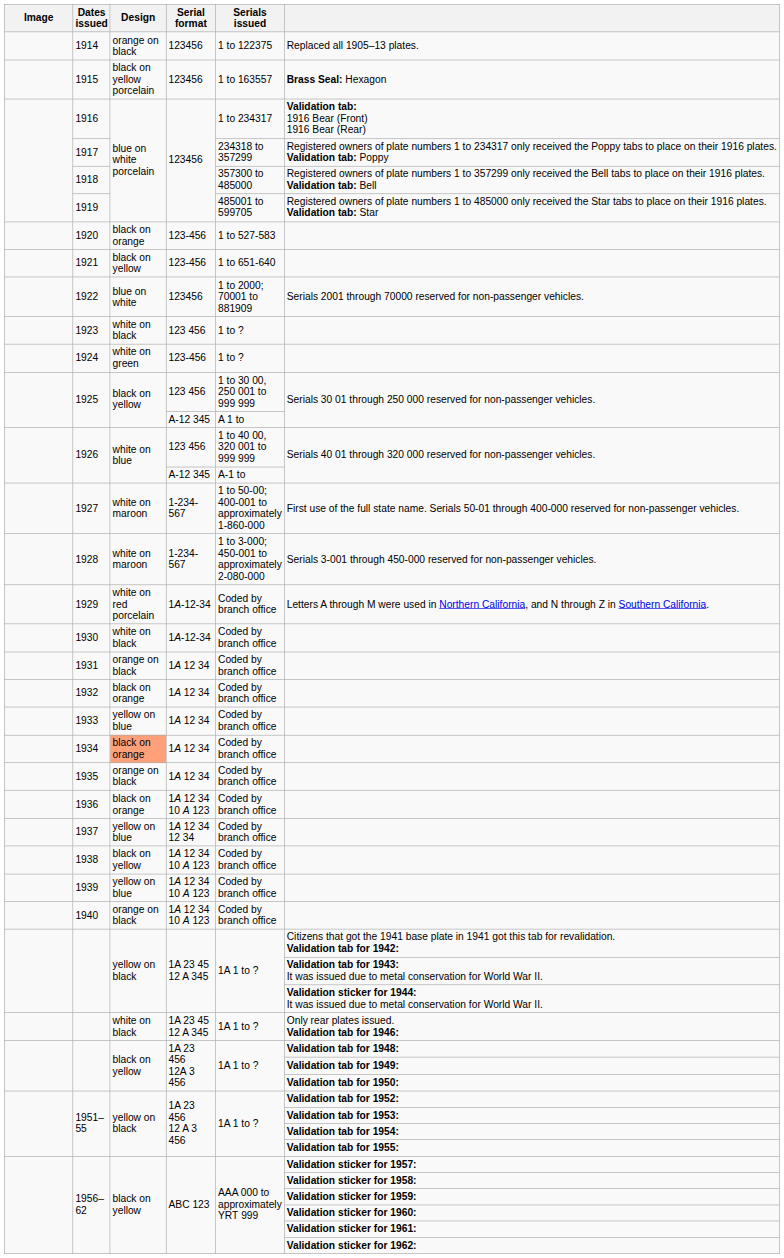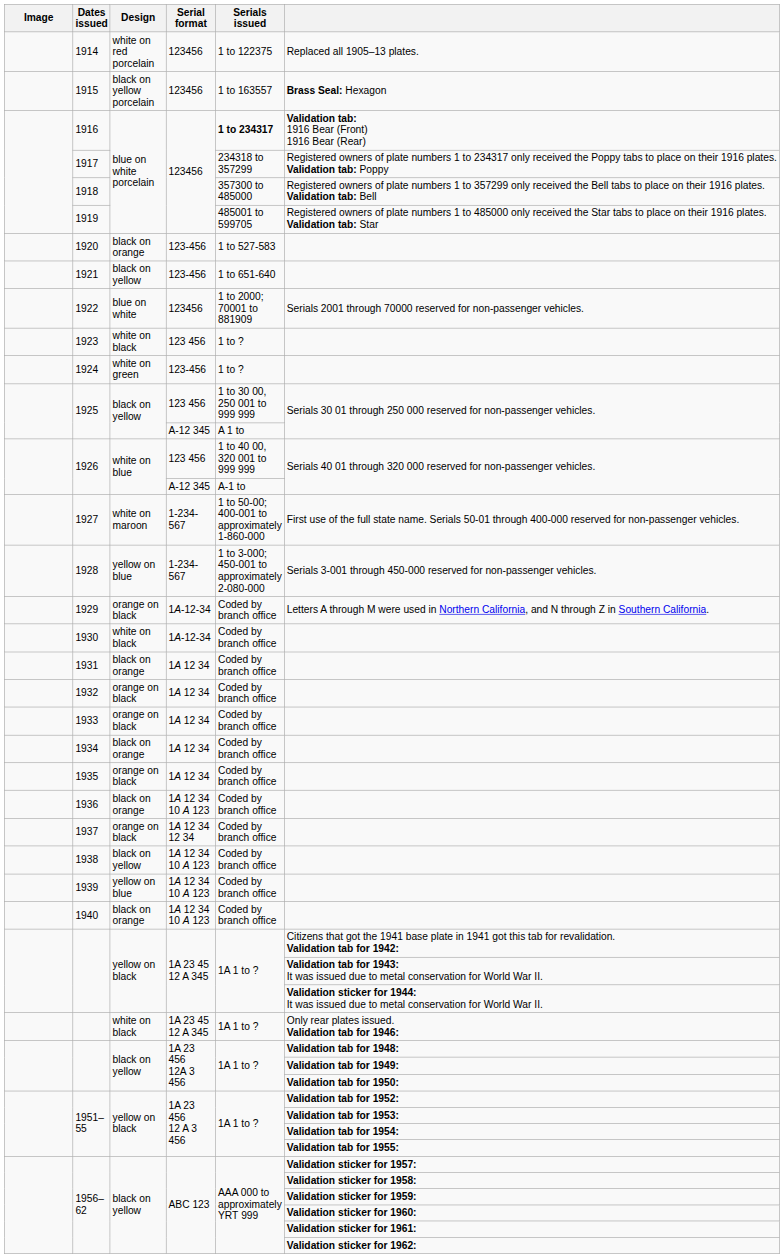(136, 46) orange on black -> (133, 51) white on red porcelain
(245, 118) normal -> (246, 130) bold
(132, 559) white on maroon -> (134, 570) yellow on blue
(133, 604) white on red porcelain -> (136, 610) orange on black
(136, 665) orange on black -> (132, 665) black on orange
(132, 693) black on orange -> (136, 693) orange on black
(134, 721) yellow on blue -> (136, 721) orange on black
(132, 749) lightsalmon background -> (132, 749) no background
(134, 832) yellow on blue -> (136, 832) orange on black
(136, 915) orange on black -> (132, 915) black on orange
